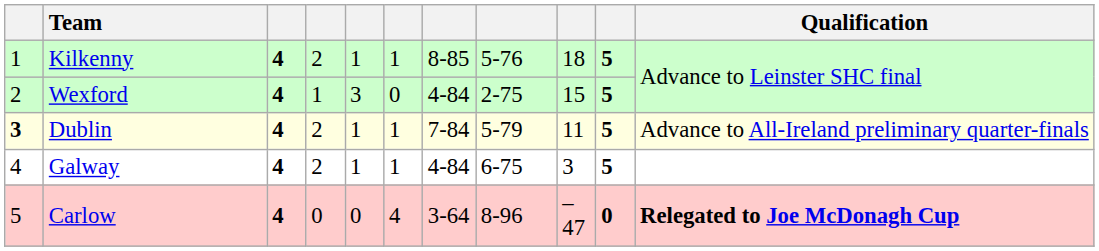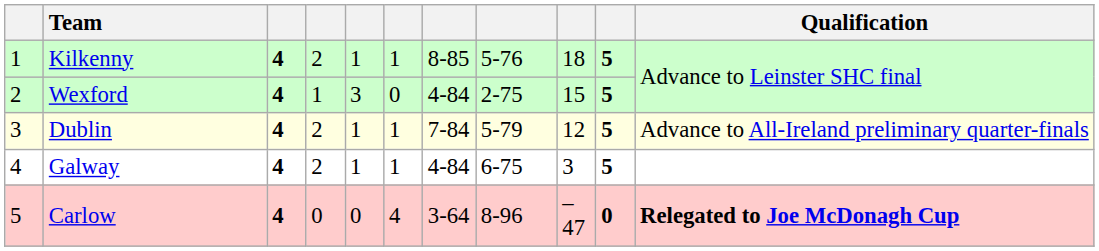(16, 130) bold -> (16, 130) normal
(573, 130) 11 -> (574, 130) 12
